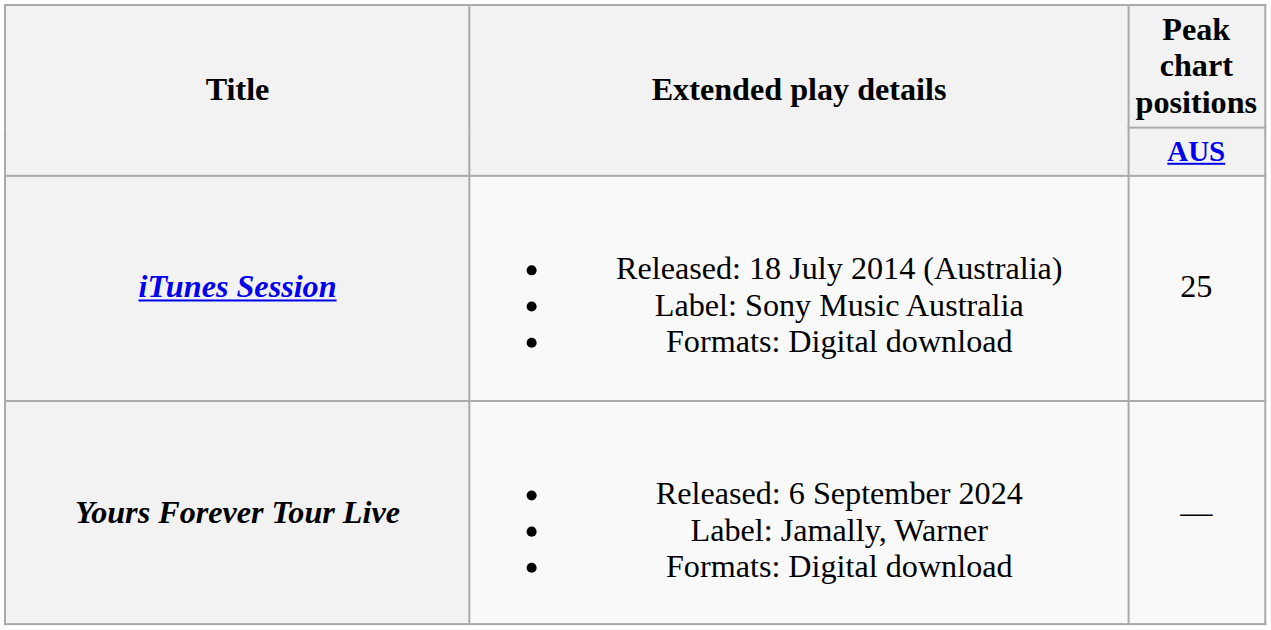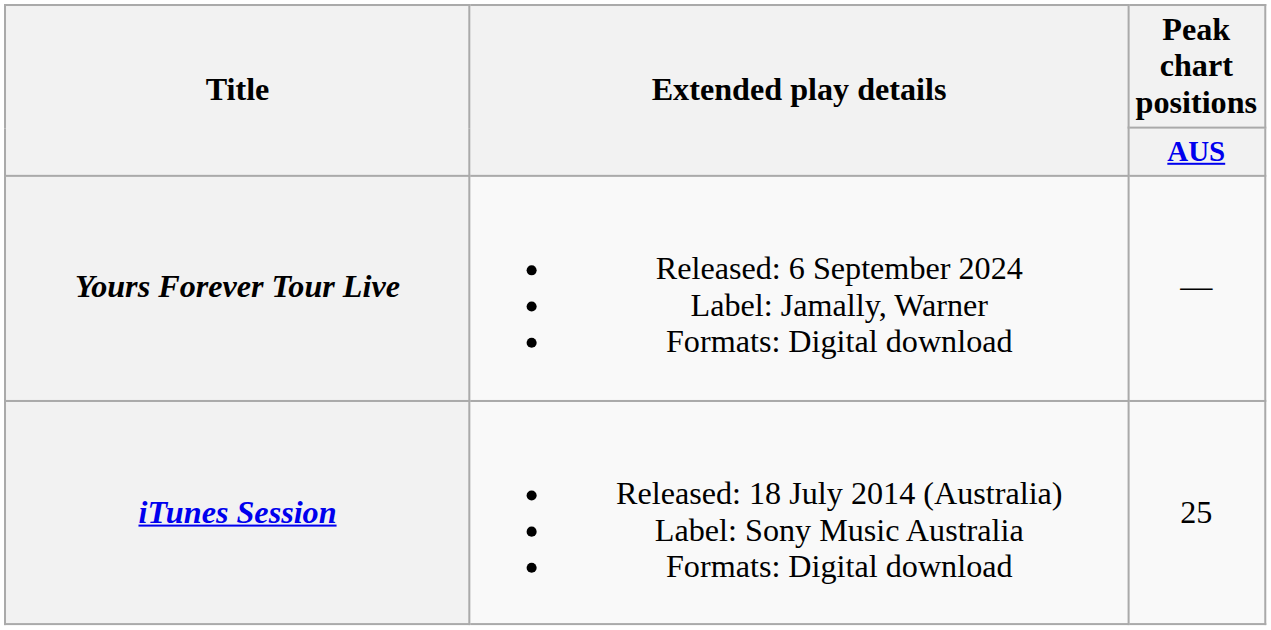rows swapped: (238, 287) <-> (238, 511)
